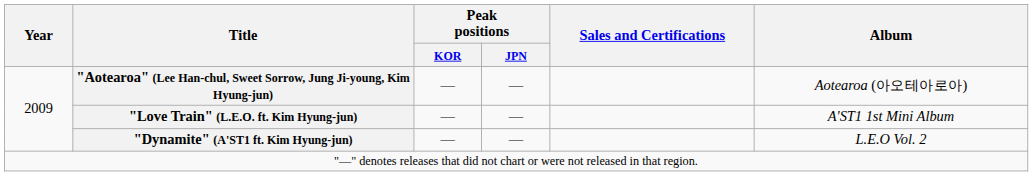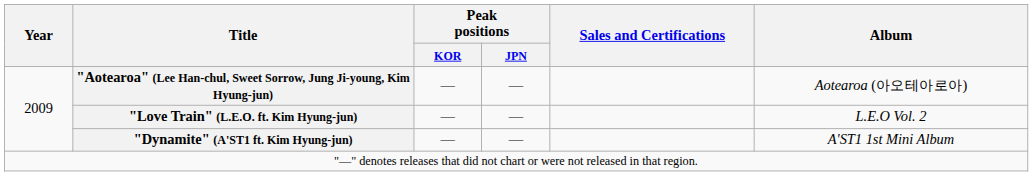(891, 116) A'ST1 1st Mini Album -> (891, 116) L.E.O Vol. 2
(891, 139) L.E.O Vol. 2 -> (891, 139) A'ST1 1st Mini Album
